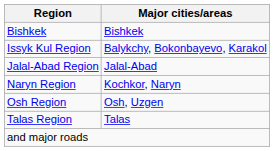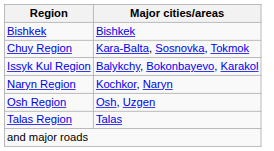+ row: (39, 49)
- row: (53, 67)
